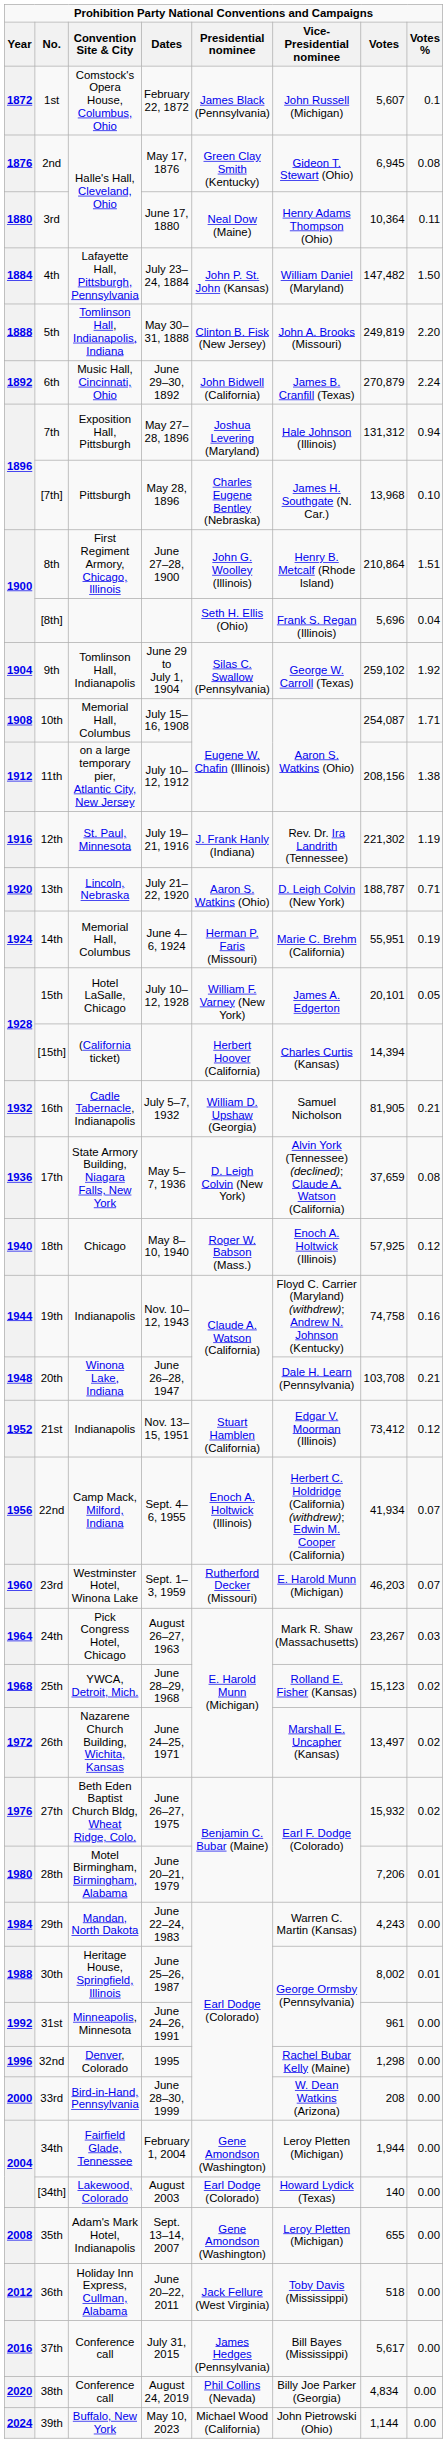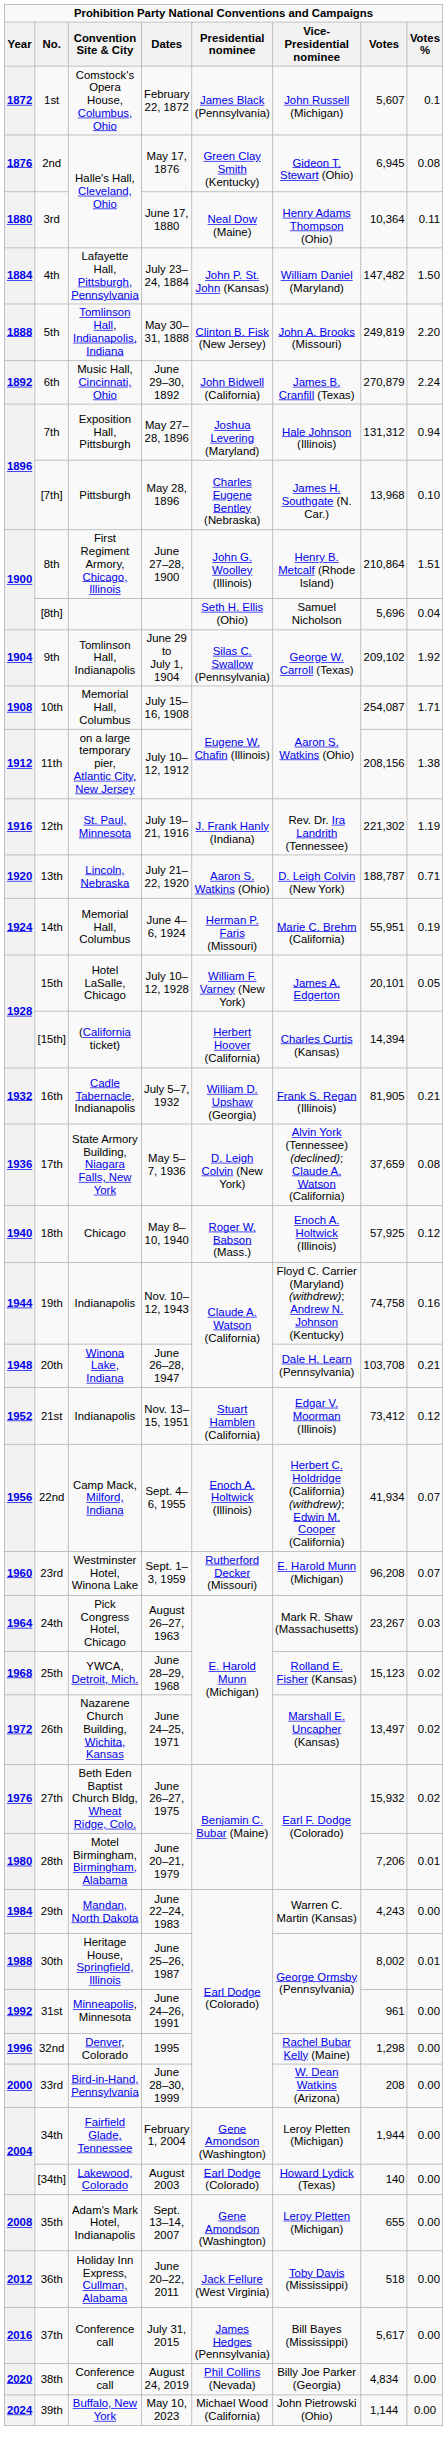(317, 627) Frank S. Regan (Illinois) -> (317, 614) Samuel Nicholson
(384, 670) 259,102 -> (384, 657) 209,102
(317, 1108) Samuel Nicholson -> (317, 1102) Frank S. Regan (Illinois)
(387, 1586) 46,203 -> (387, 1573) 96,208
